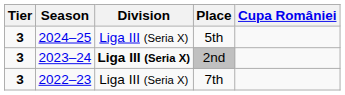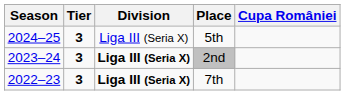columns swapped: (65, 16) <-> (20, 16)
(144, 80) normal -> (144, 80) bold
